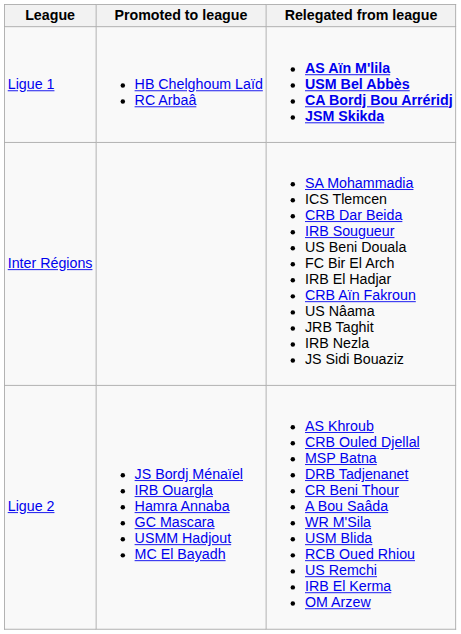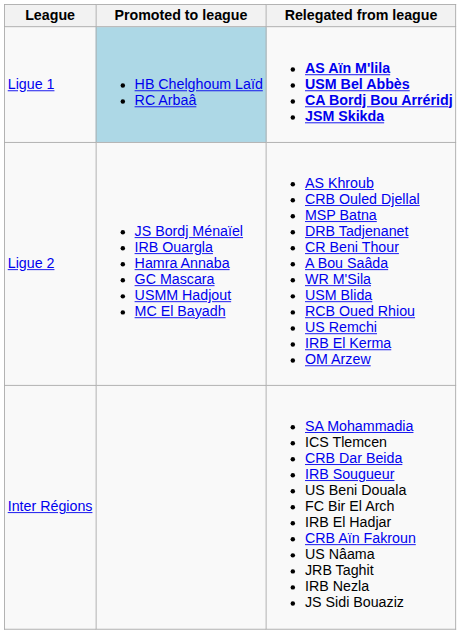(181, 93) no background -> (181, 93) lightblue background
rows swapped: (31, 507) <-> (50, 263)
